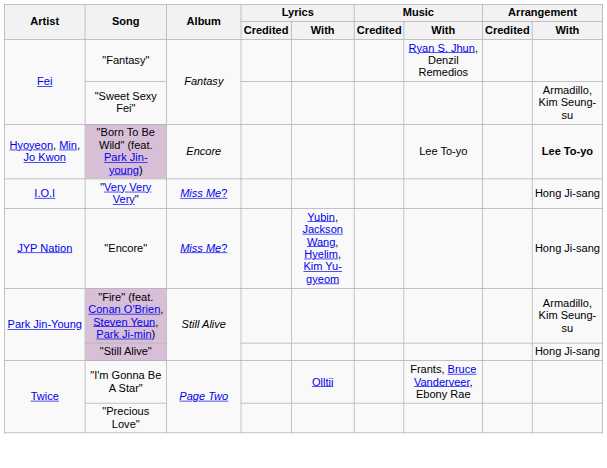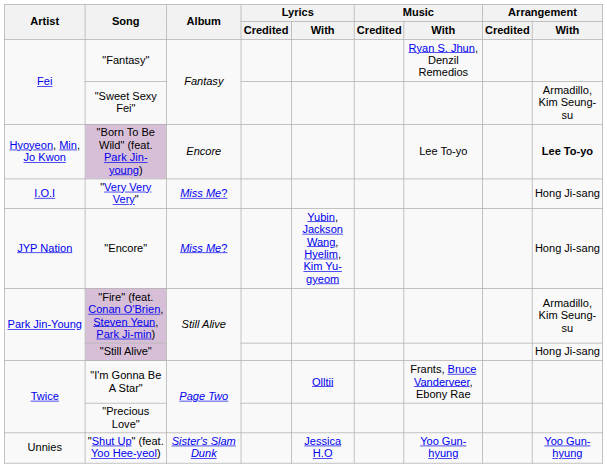+ row: (126, 448)
